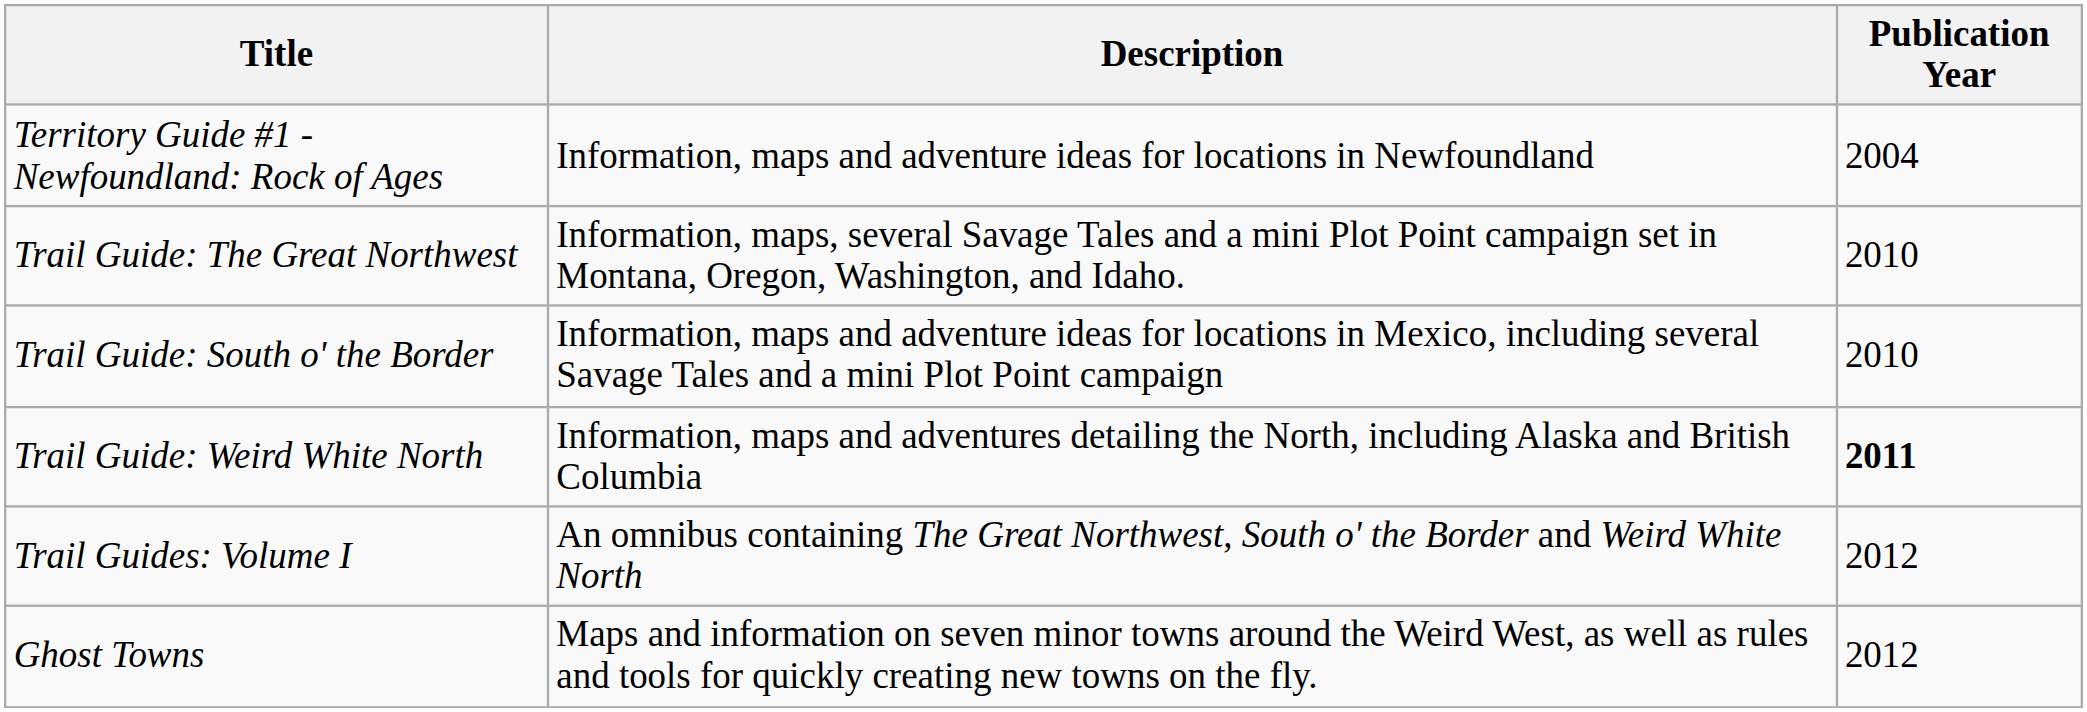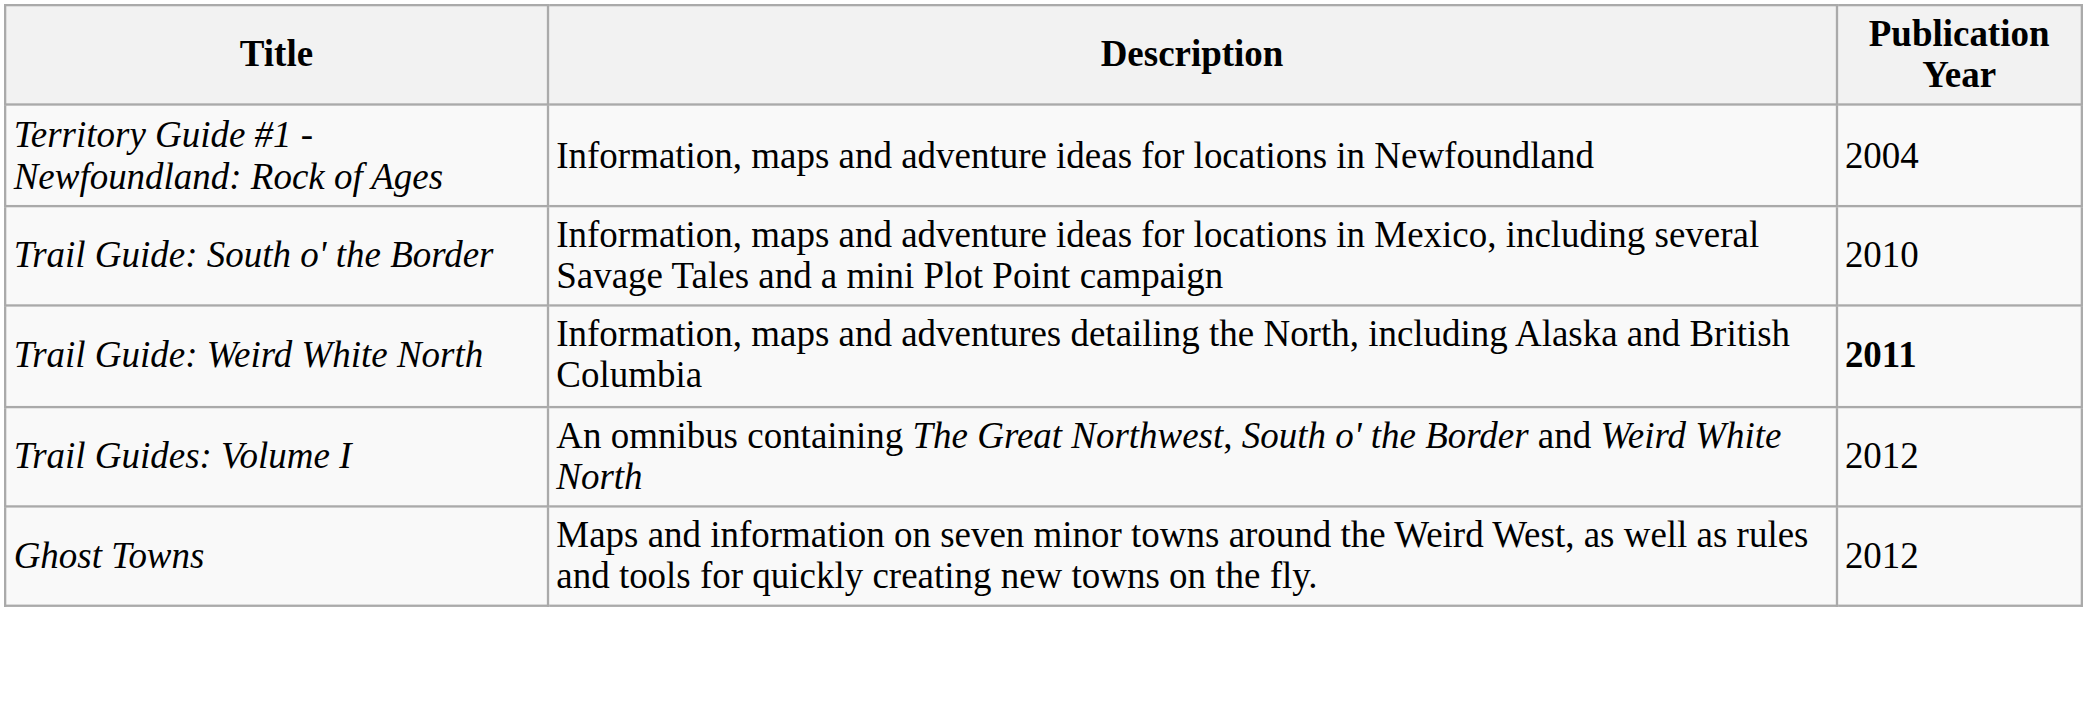- row: (266, 254)
